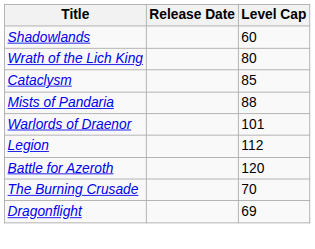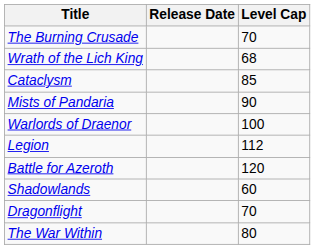rows swapped: (73, 189) <-> (49, 37)
(249, 59) 80 -> (249, 59) 68
(249, 102) 88 -> (249, 102) 90
(253, 124) 101 -> (253, 124) 100
(249, 211) 69 -> (249, 211) 70
+ row: (55, 233)
